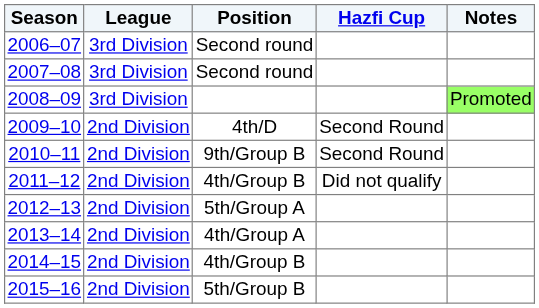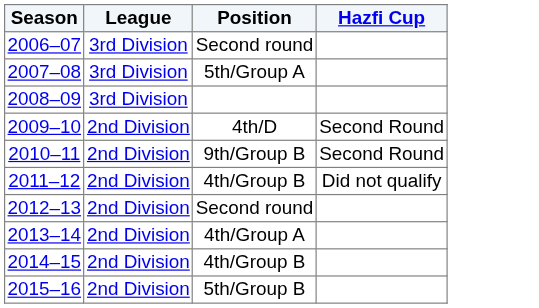- column: (491, 18)
(254, 72) Second round -> (254, 72) 5th/Group A
(254, 208) 5th/Group A -> (254, 208) Second round
